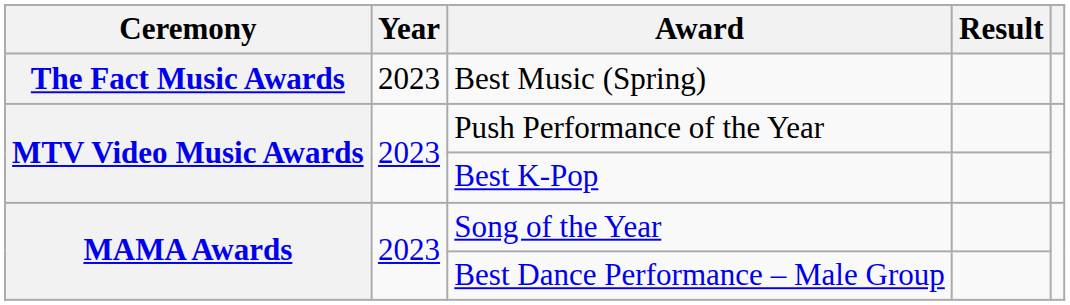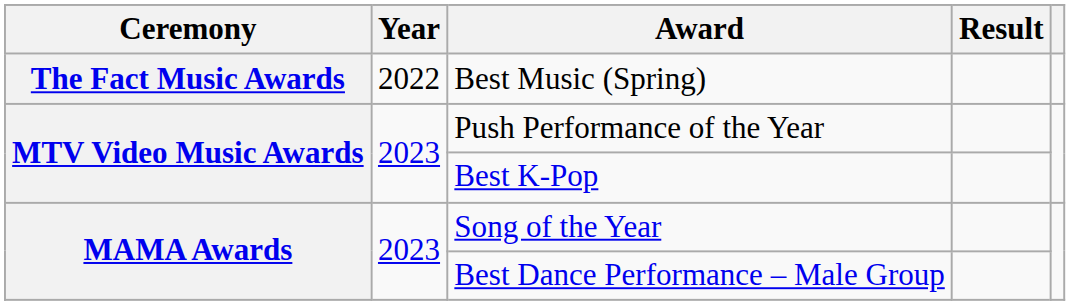(409, 78) 2023 -> (409, 78) 2022
